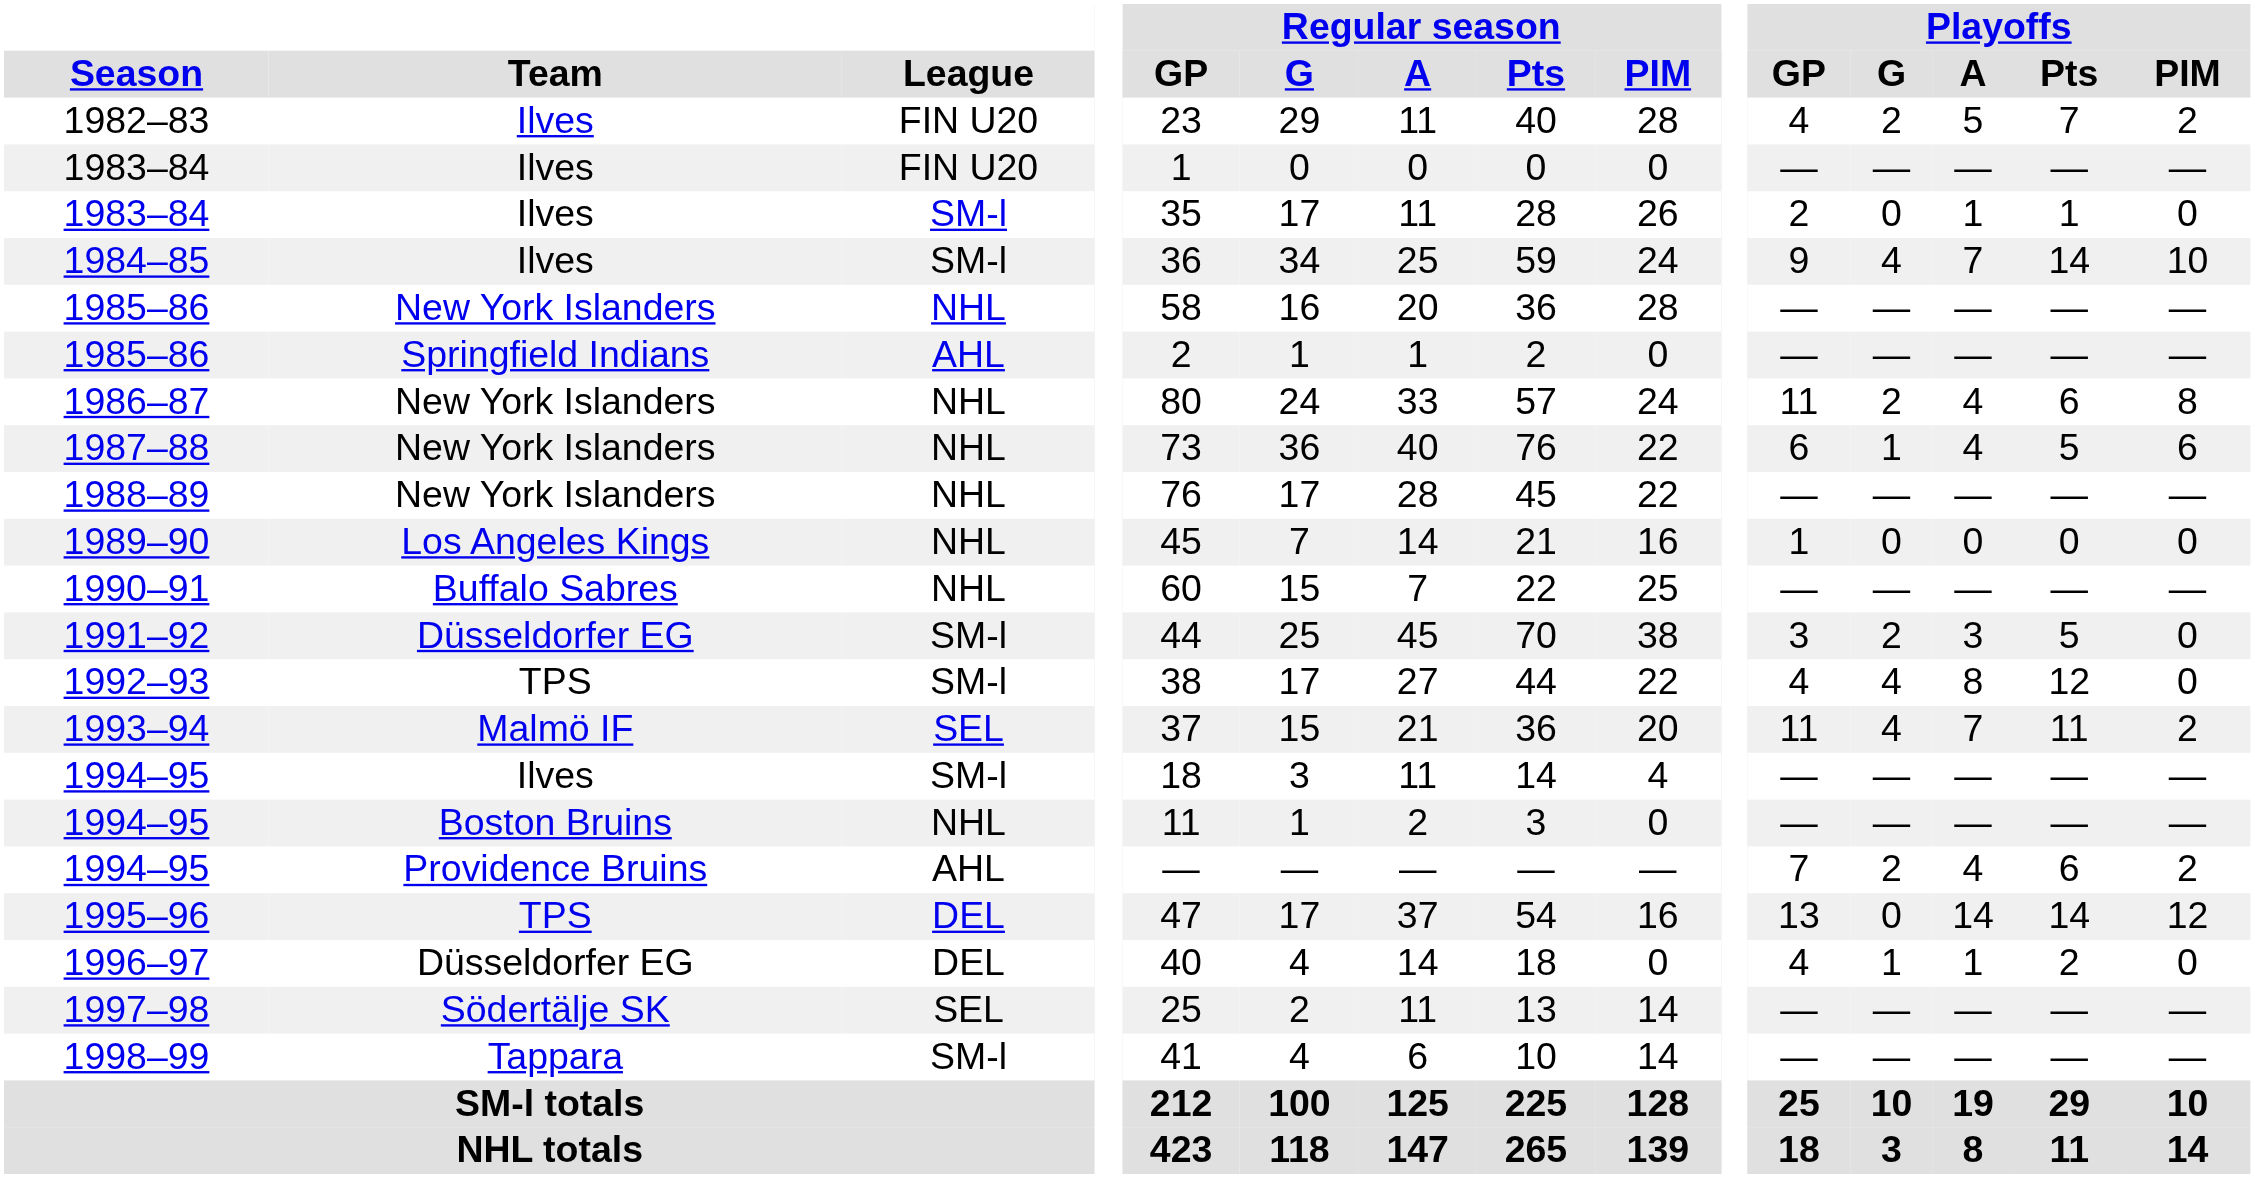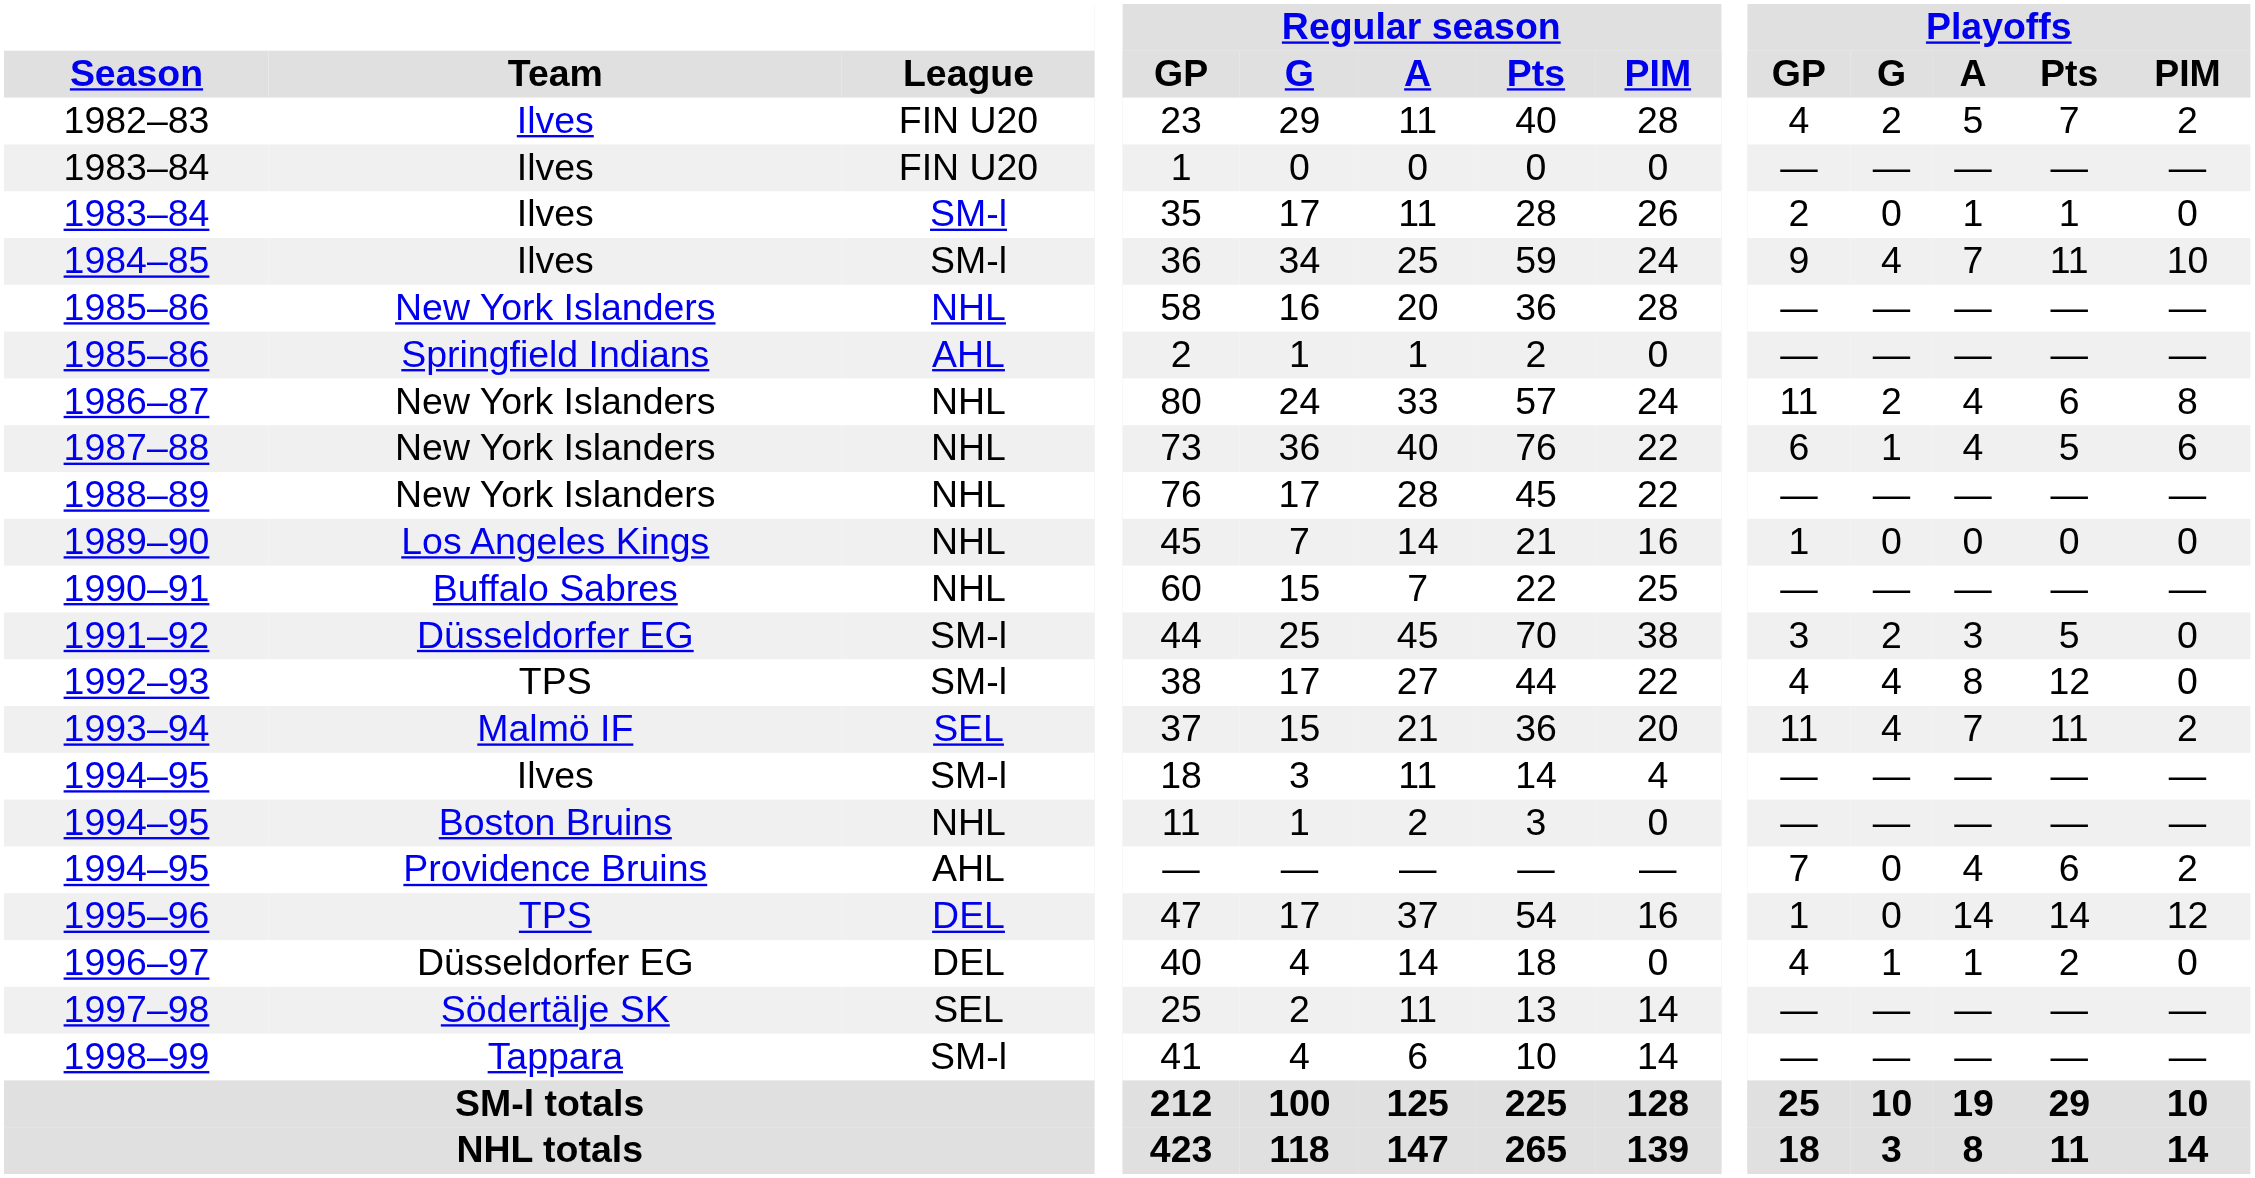(2069, 260) 14 -> (2069, 260) 11
(1891, 869) 2 -> (1891, 869) 0
(1799, 915) 13 -> (1799, 915) 1
